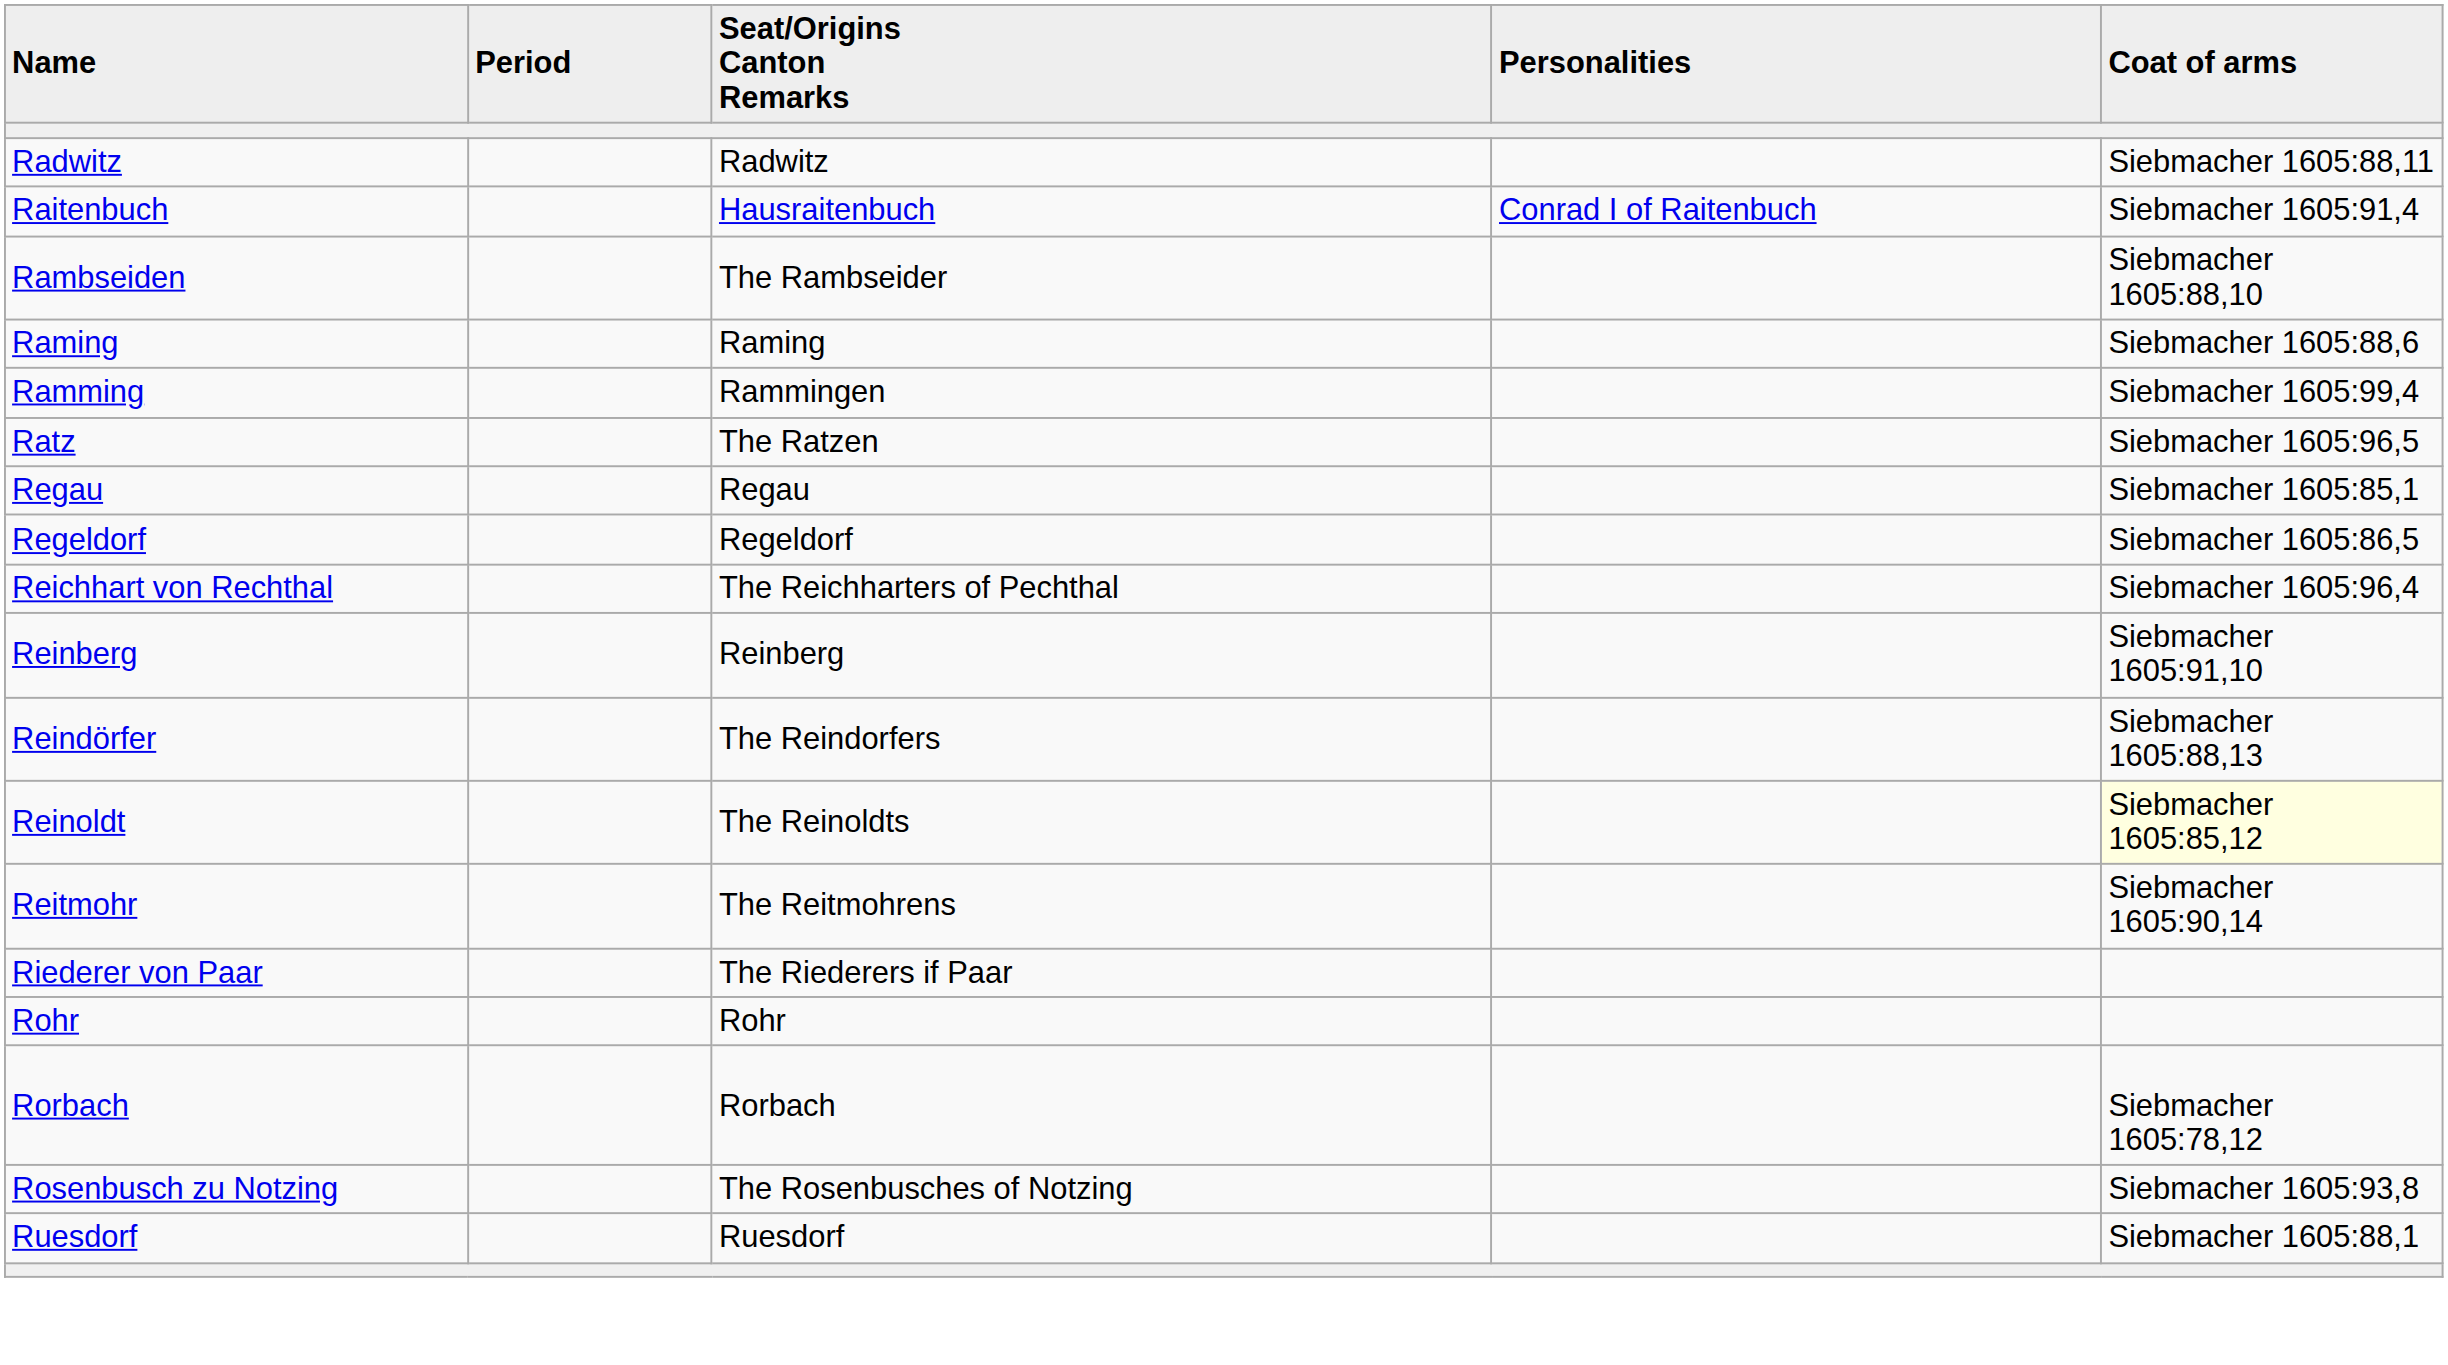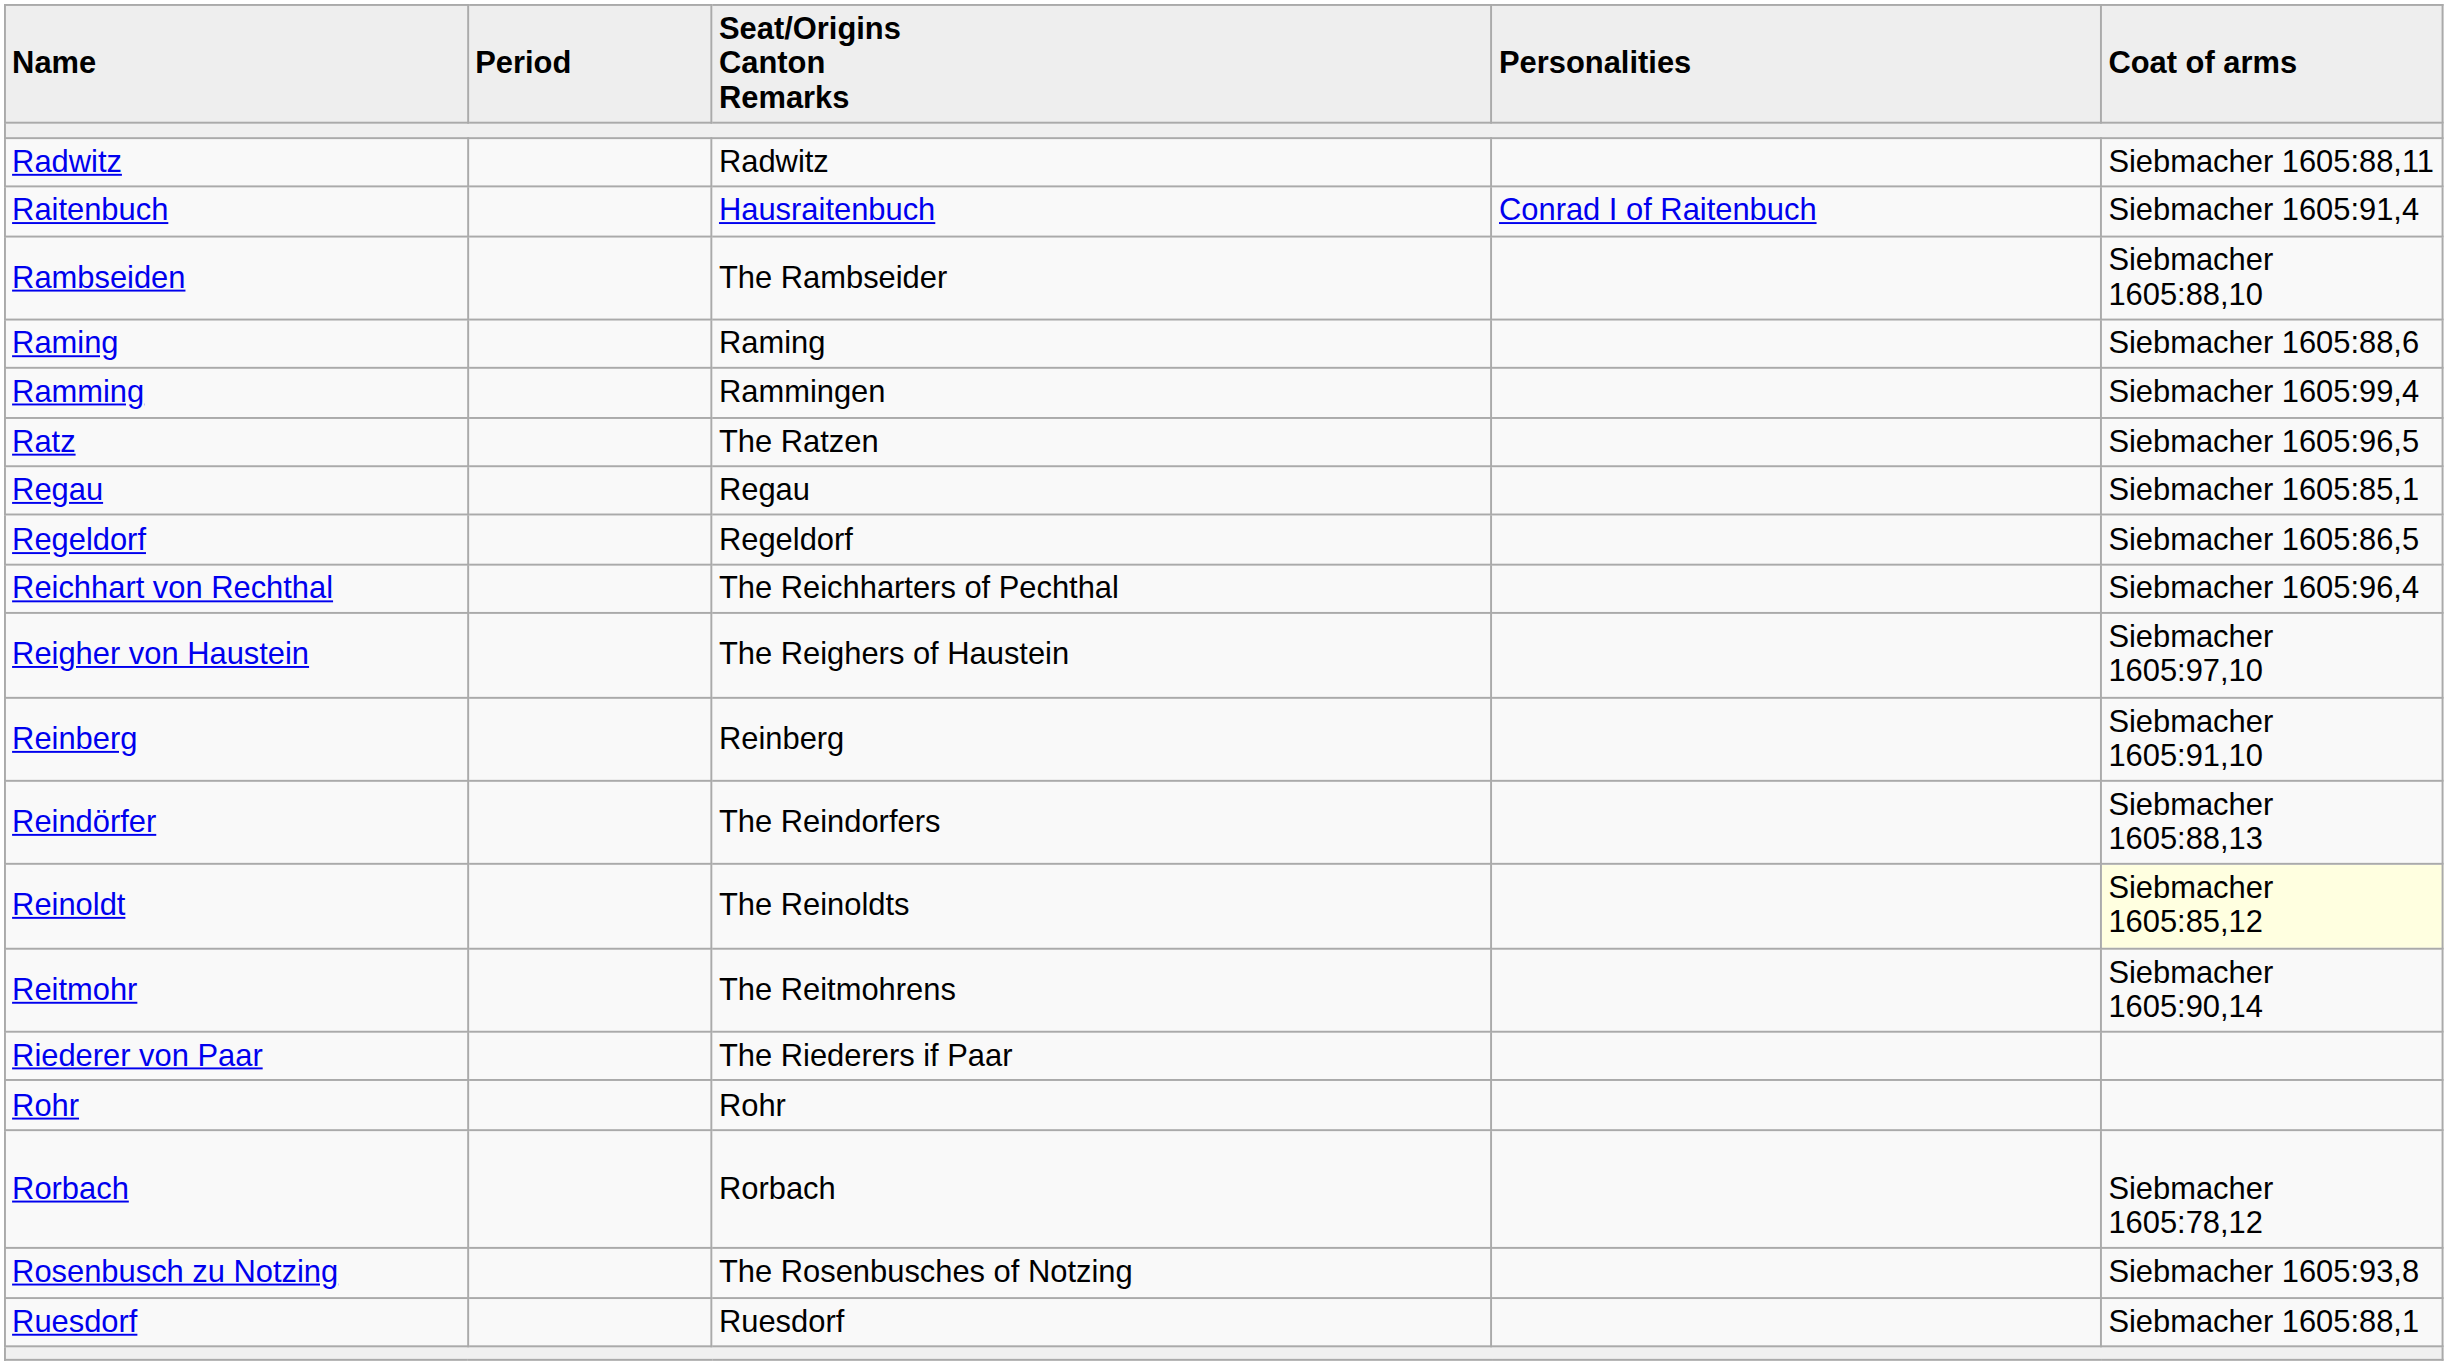+ row: (161, 654)
